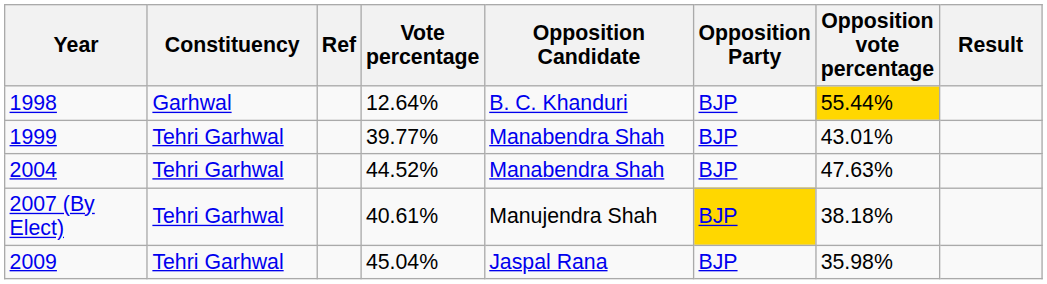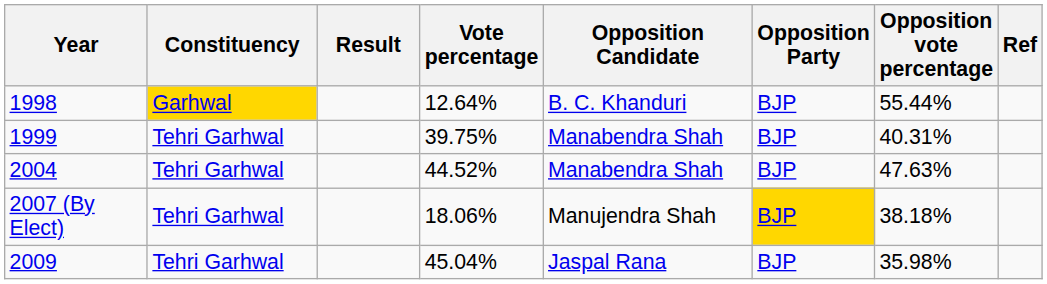columns swapped: (991, 45) <-> (339, 45)
(192, 103) no background -> (192, 103) gold background
(857, 103) gold background -> (916, 103) no background
(402, 136) 39.77% -> (461, 136) 39.75%
(857, 136) 43.01% -> (916, 136) 40.31%
(402, 216) 40.61% -> (461, 216) 18.06%
